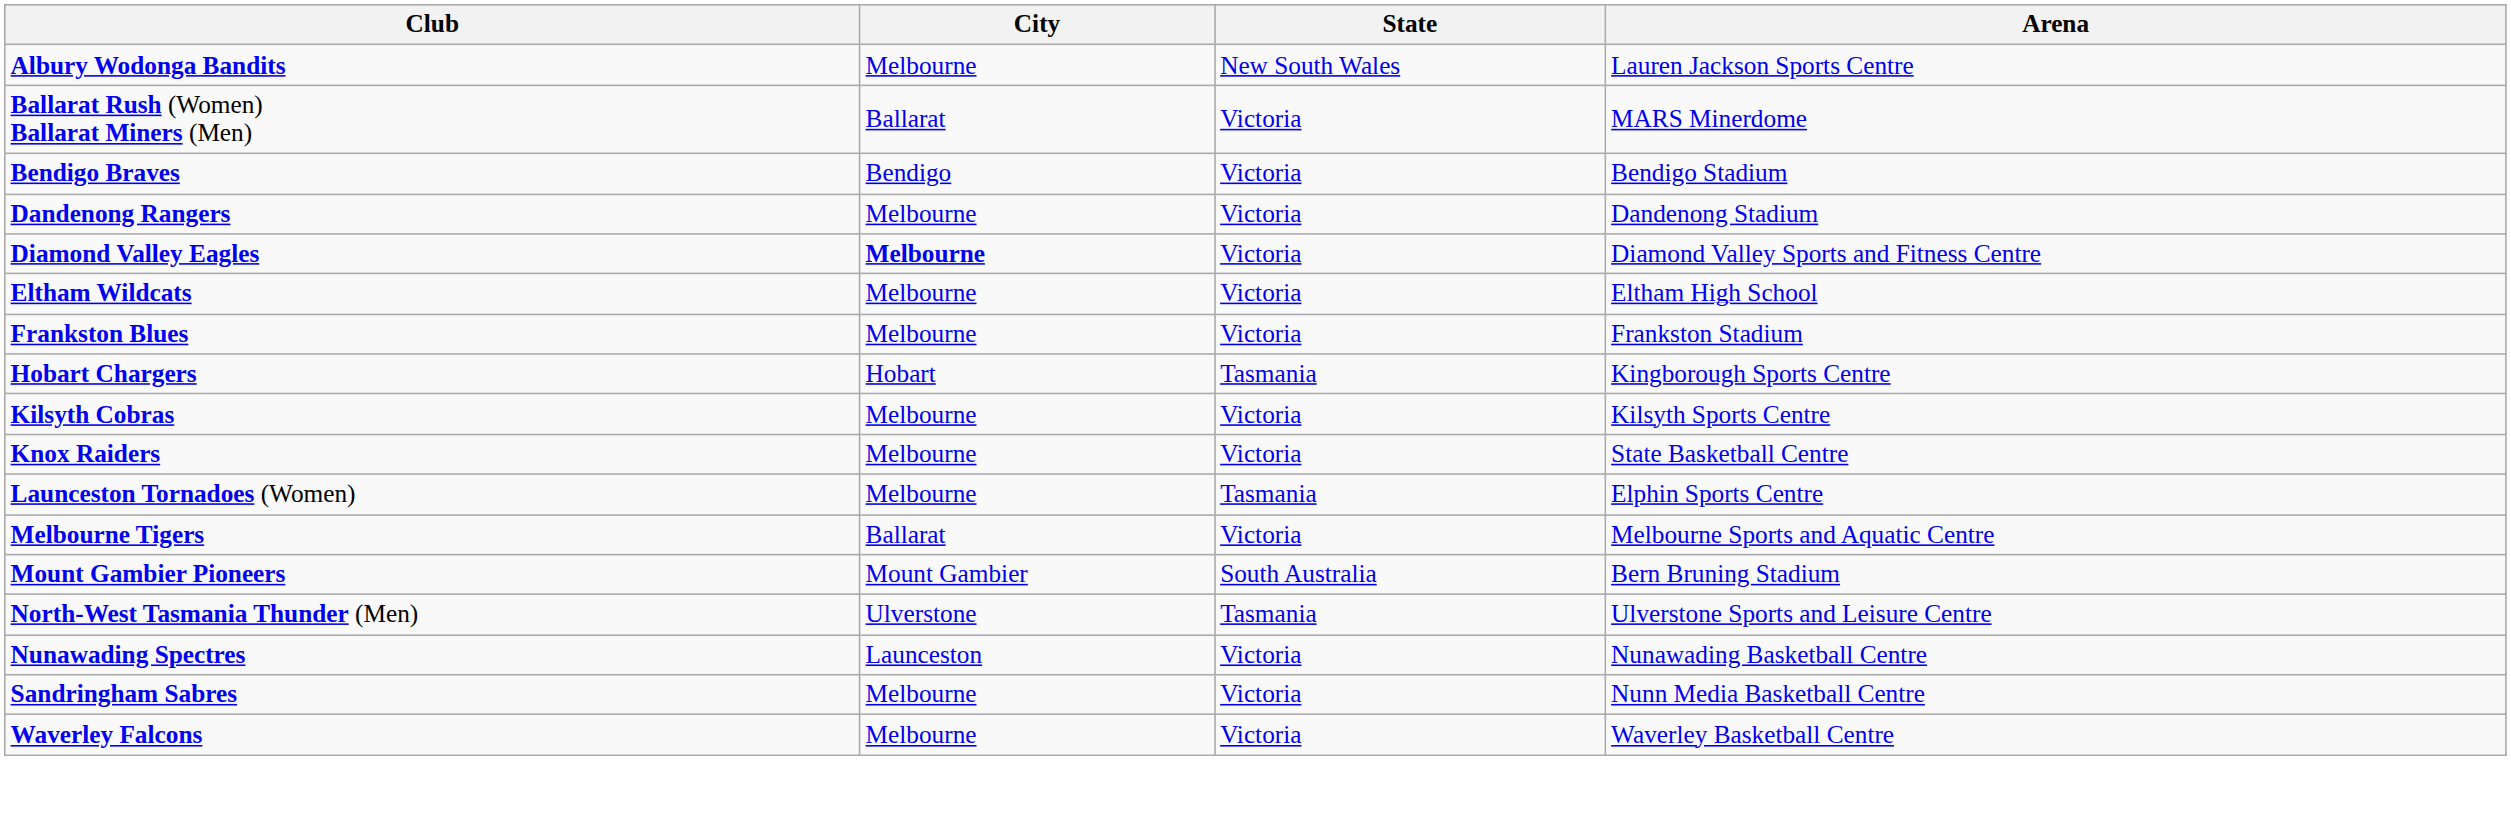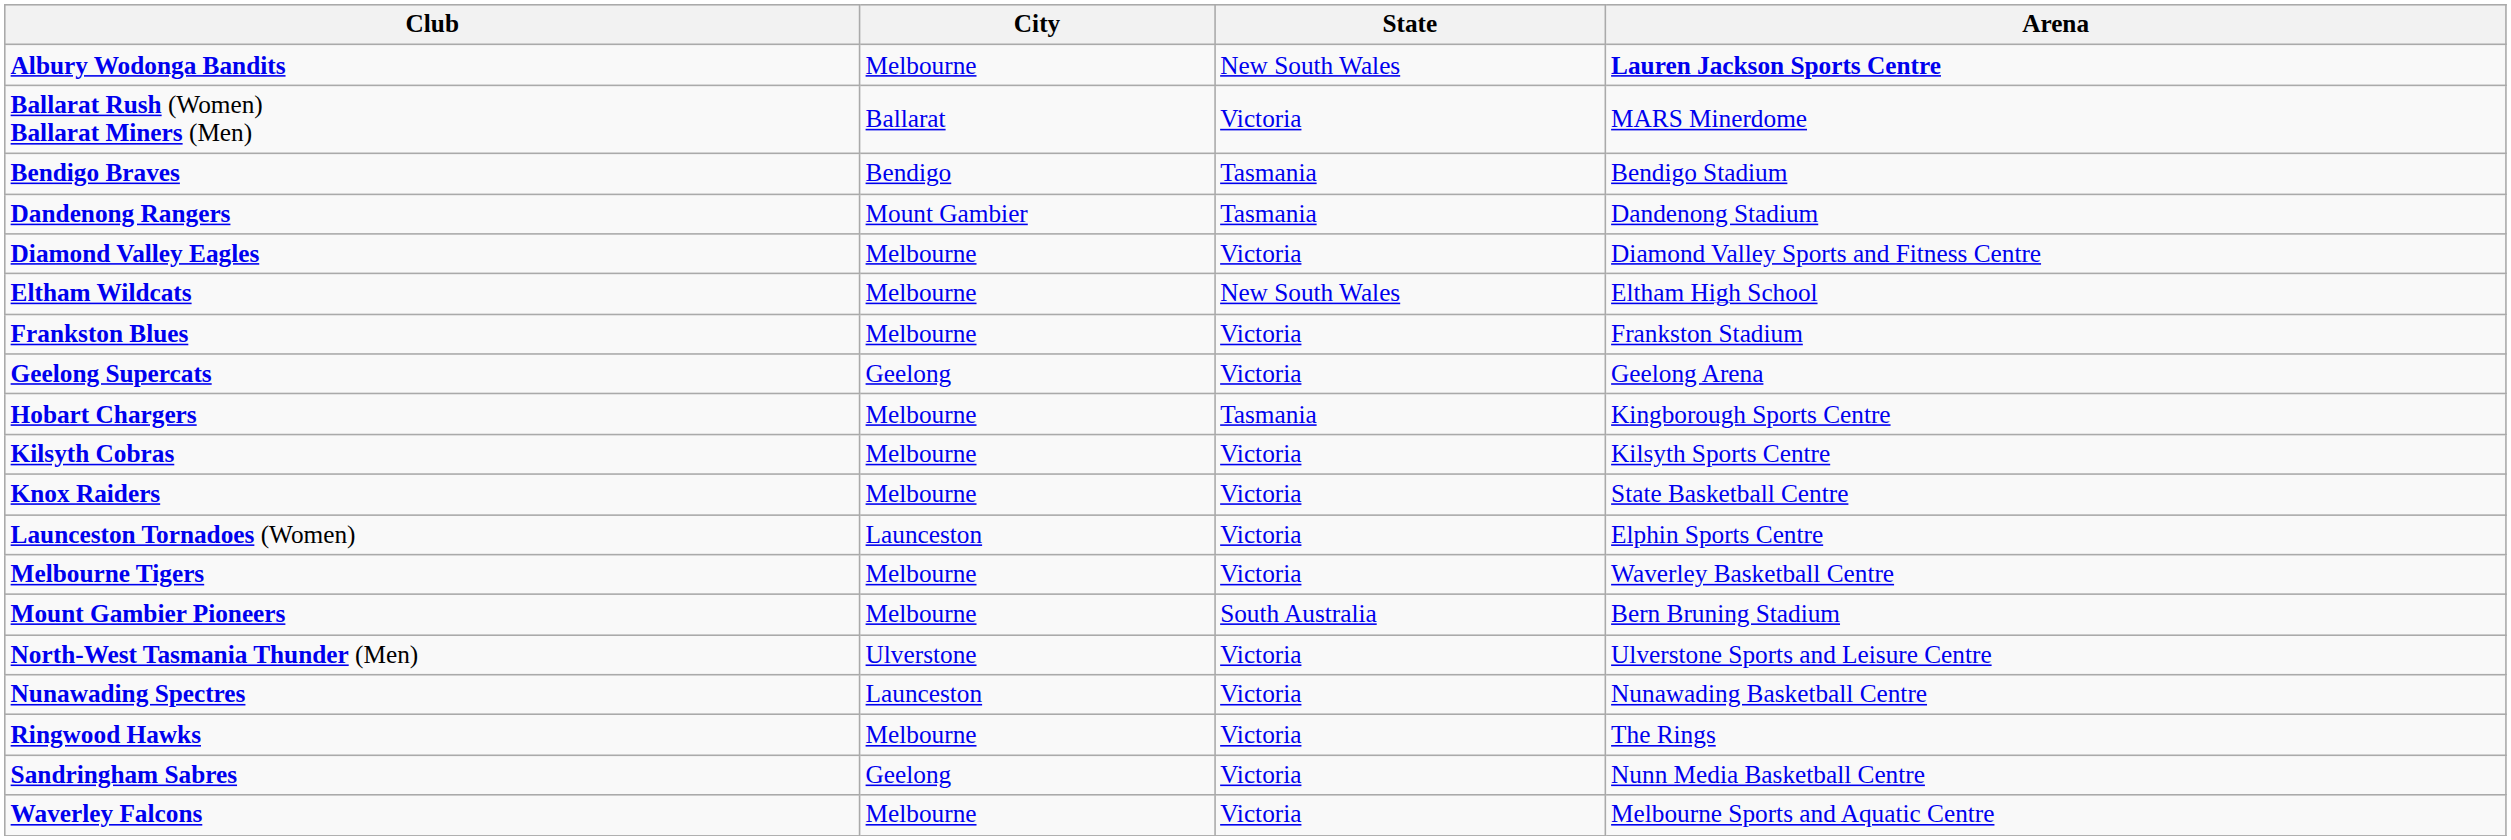(1762, 64) normal -> (1776, 64) bold
(1261, 173) Victoria -> (1268, 173) Tasmania
(921, 213) Melbourne -> (947, 213) Mount Gambier
(1261, 213) Victoria -> (1268, 213) Tasmania
(925, 253) bold -> (921, 253) normal
(1261, 293) Victoria -> (1310, 293) New South Wales
+ row: (111, 373)
(901, 373) Hobart -> (921, 413) Melbourne
(921, 494) Melbourne -> (924, 534) Launceston
(1268, 494) Tasmania -> (1261, 534) Victoria
(906, 534) Ballarat -> (921, 574) Melbourne
(1803, 534) Melbourne Sports and Aquatic Centre -> (1753, 574) Waverley Basketball Centre
(947, 574) Mount Gambier -> (921, 614) Melbourne
(1268, 614) Tasmania -> (1261, 654) Victoria
+ row: (106, 734)
(921, 694) Melbourne -> (908, 774) Geelong
(1753, 734) Waverley Basketball Centre -> (1803, 814) Melbourne Sports and Aquatic Centre
